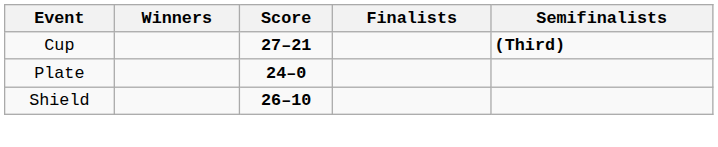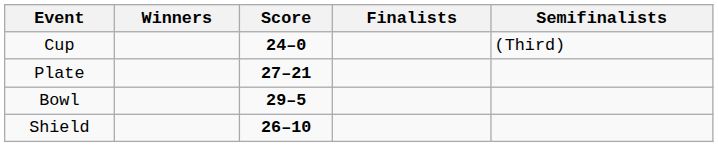(286, 46) 27–21 -> (286, 46) 24–0
(530, 46) bold -> (530, 46) normal
(286, 73) 24–0 -> (286, 73) 27–21
+ row: (59, 100)
